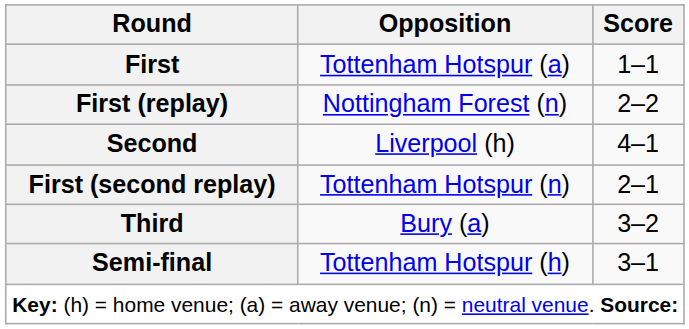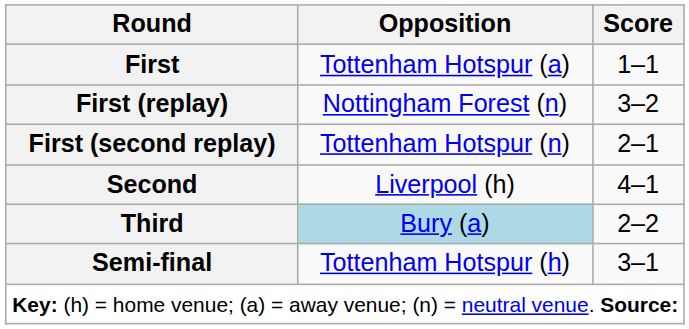(638, 104) 2–2 -> (638, 104) 3–2
rows swapped: (152, 183) <-> (152, 144)
(445, 223) no background -> (445, 223) lightblue background
(638, 223) 3–2 -> (638, 223) 2–2
